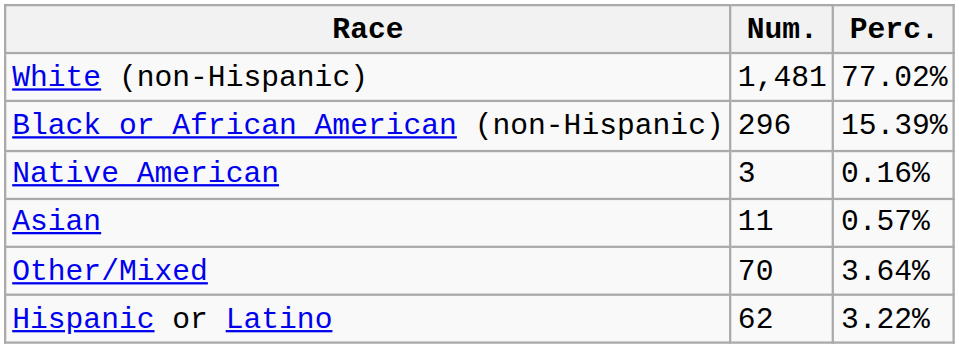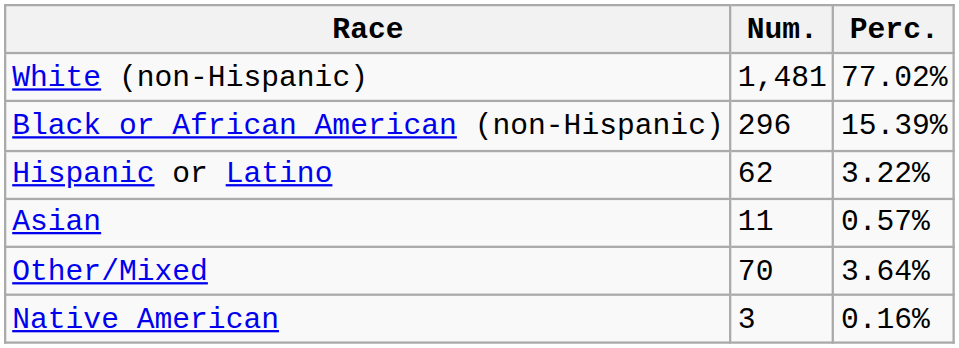rows swapped: (146, 174) <-> (172, 319)
